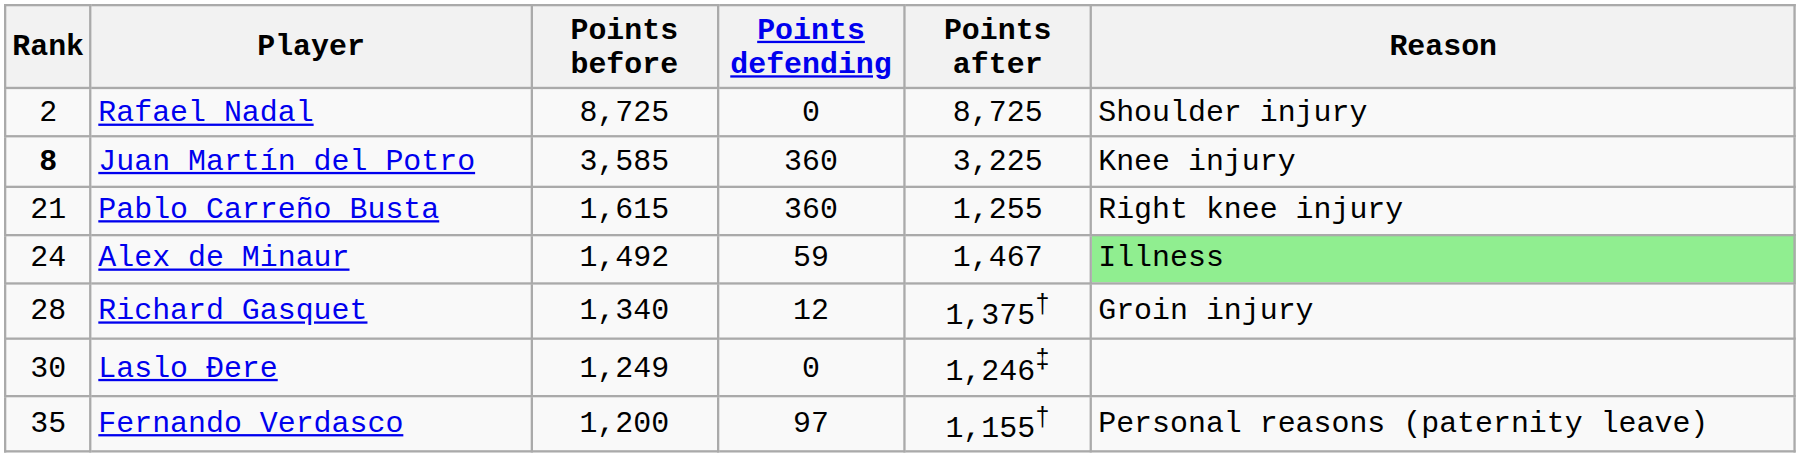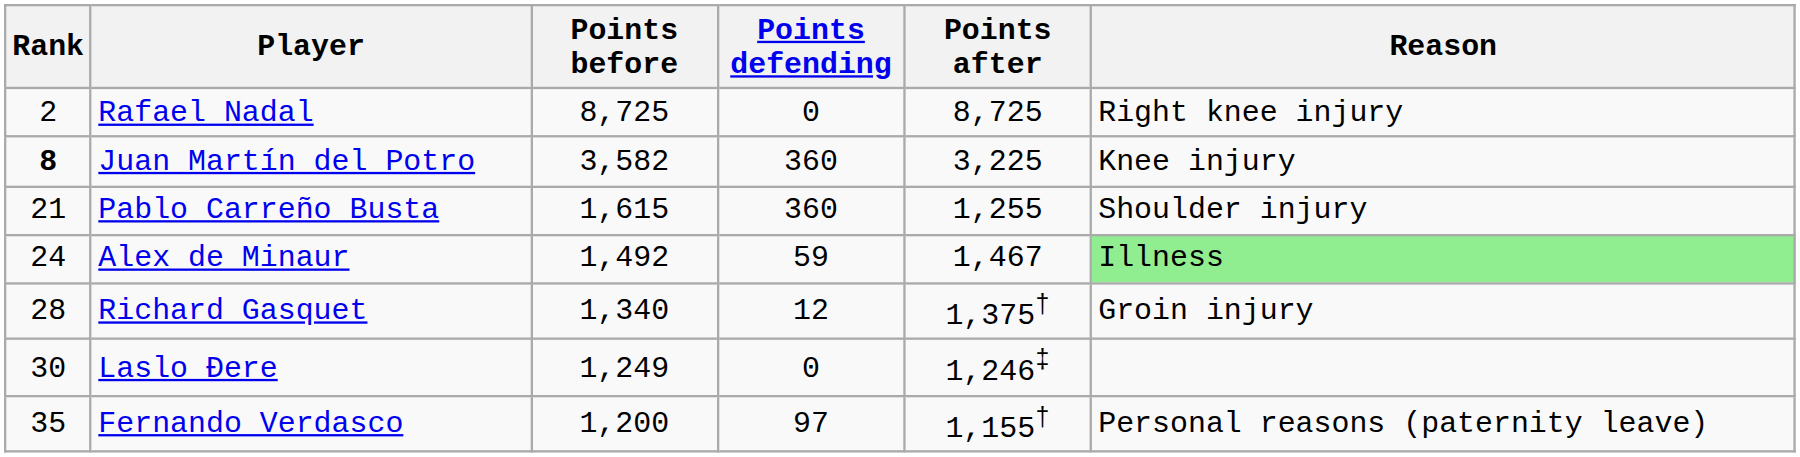(1233, 113) Shoulder injury -> (1251, 113) Right knee injury
(624, 161) 3,585 -> (624, 161) 3,582
(1251, 210) Right knee injury -> (1233, 210) Shoulder injury
